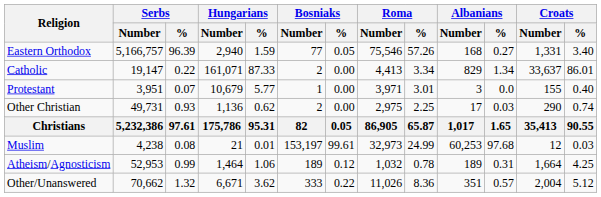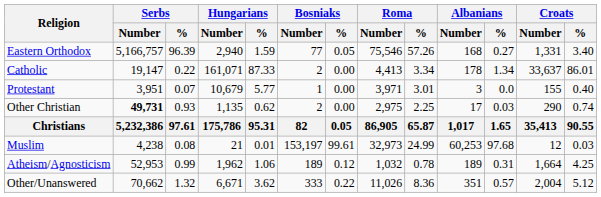(473, 70) 829 -> (473, 70) 178
(147, 107) normal -> (147, 107) bold
(230, 107) 1,136 -> (230, 107) 1,135
(230, 164) 1,464 -> (230, 164) 1,962
